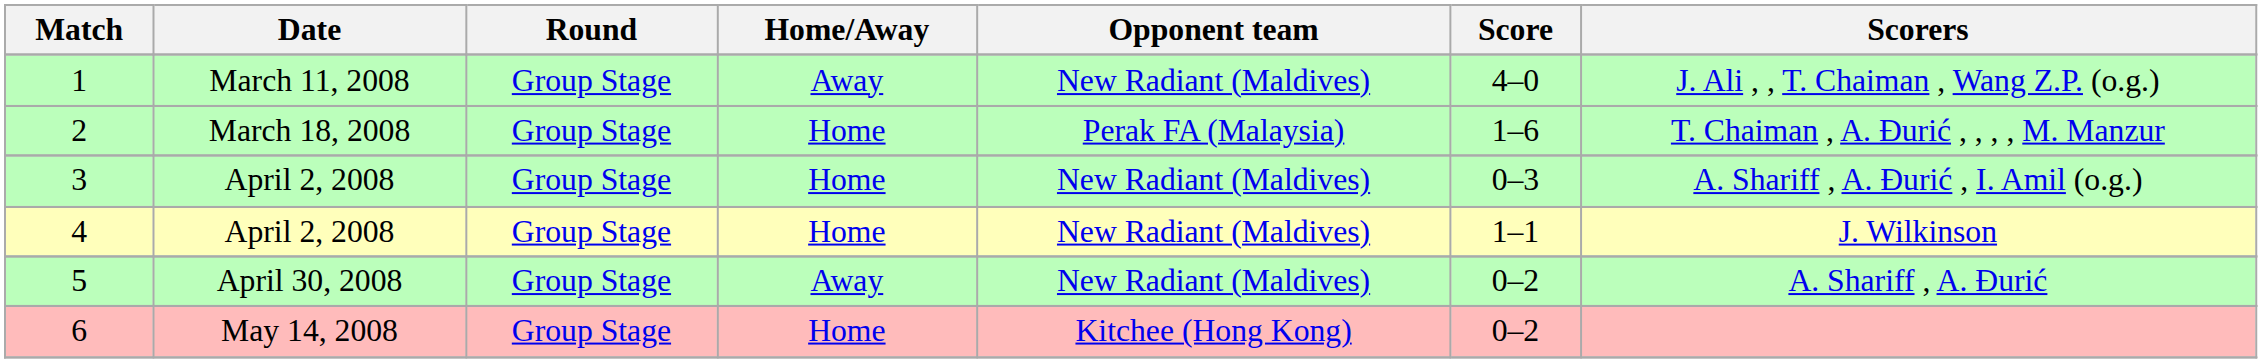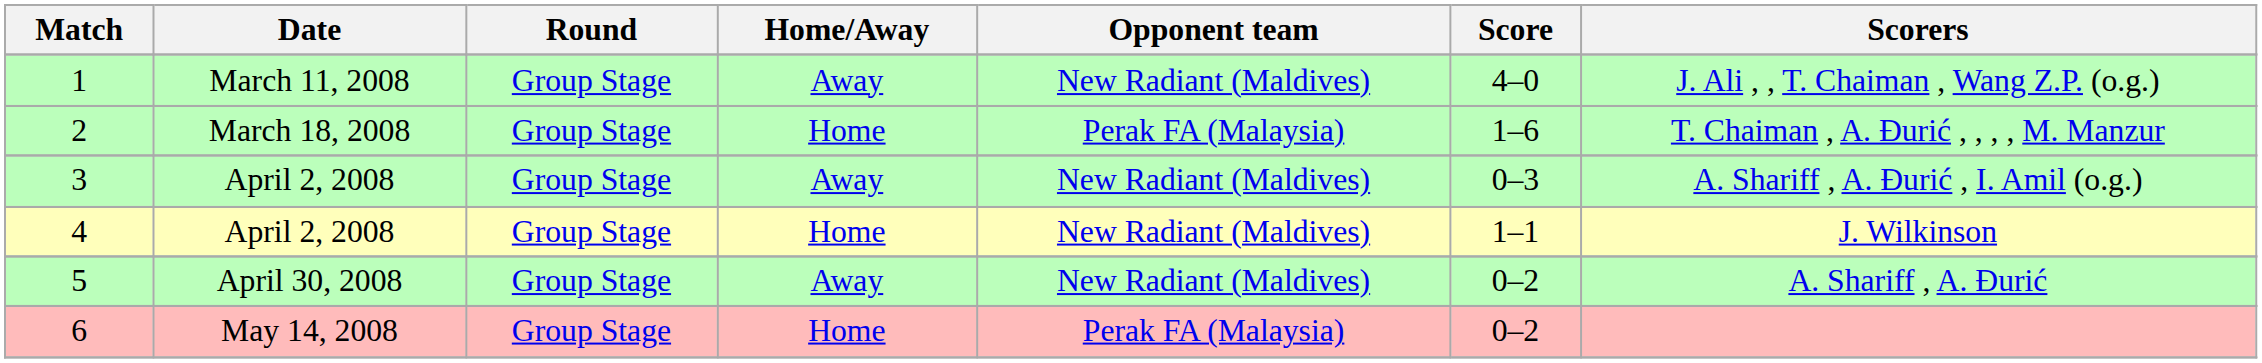(847, 180) Home -> (847, 180) Away
(1214, 331) Kitchee (Hong Kong) -> (1214, 331) Perak FA (Malaysia)
